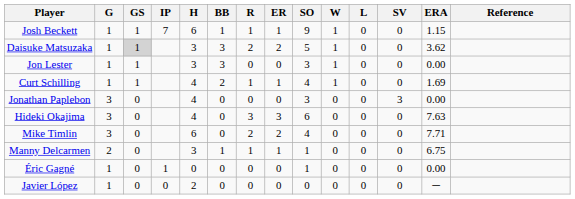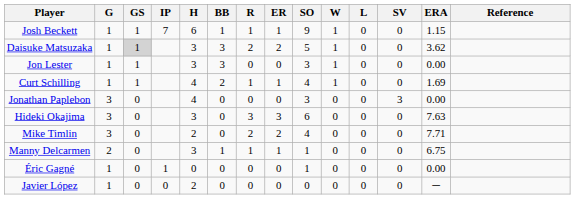(194, 116) 4 -> (194, 116) 3
(194, 133) 6 -> (194, 133) 2
